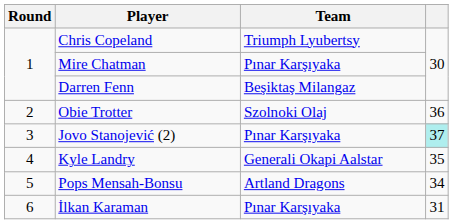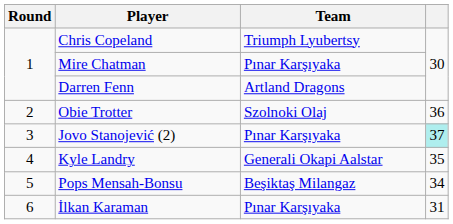(300, 87) Beşiktaş Milangaz -> (294, 87) Artland Dragons
(294, 183) Artland Dragons -> (300, 183) Beşiktaş Milangaz
